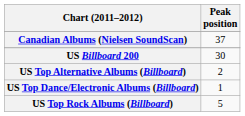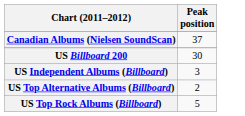+ row: (91, 71)
- row: (103, 87)
